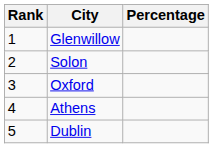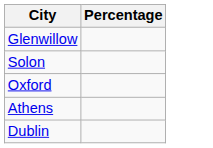- column: (26, 16)
